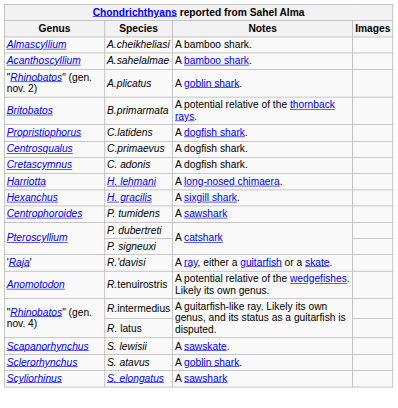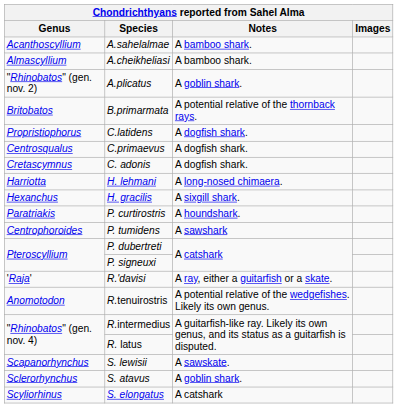rows swapped: (138, 61) <-> (138, 45)
+ row: (136, 214)
(201, 378) A sawshark -> (199, 395) A catshark
